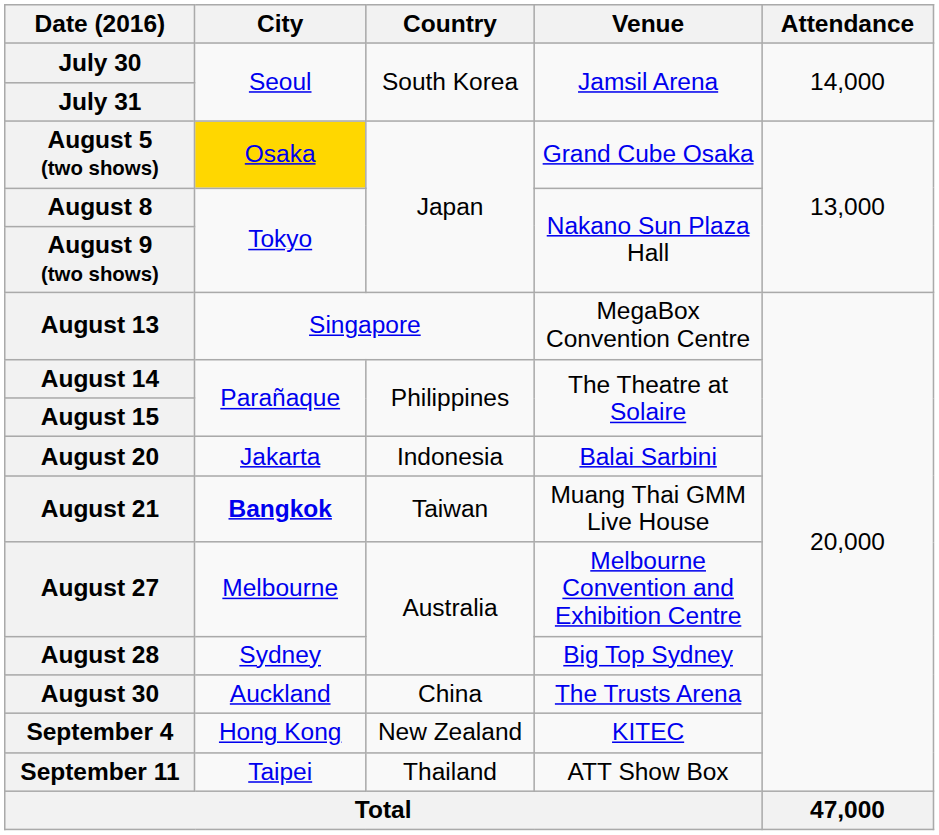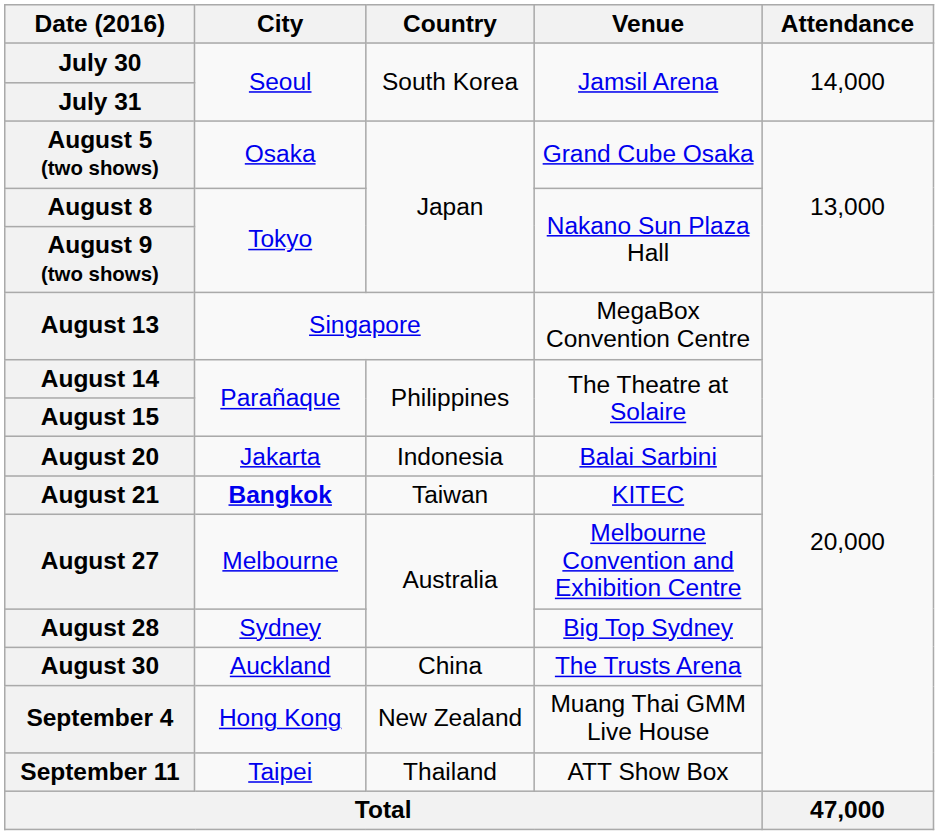(280, 154) gold background -> (280, 154) no background
(648, 508) Muang Thai GMM Live House -> (648, 494) KITEC
(648, 732) KITEC -> (648, 718) Muang Thai GMM Live House
